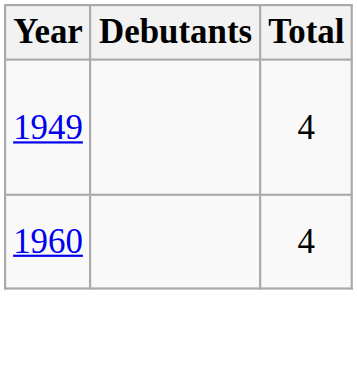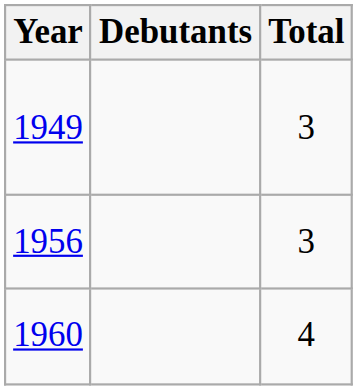(306, 126) 4 -> (306, 126) 3
+ row: (48, 240)
